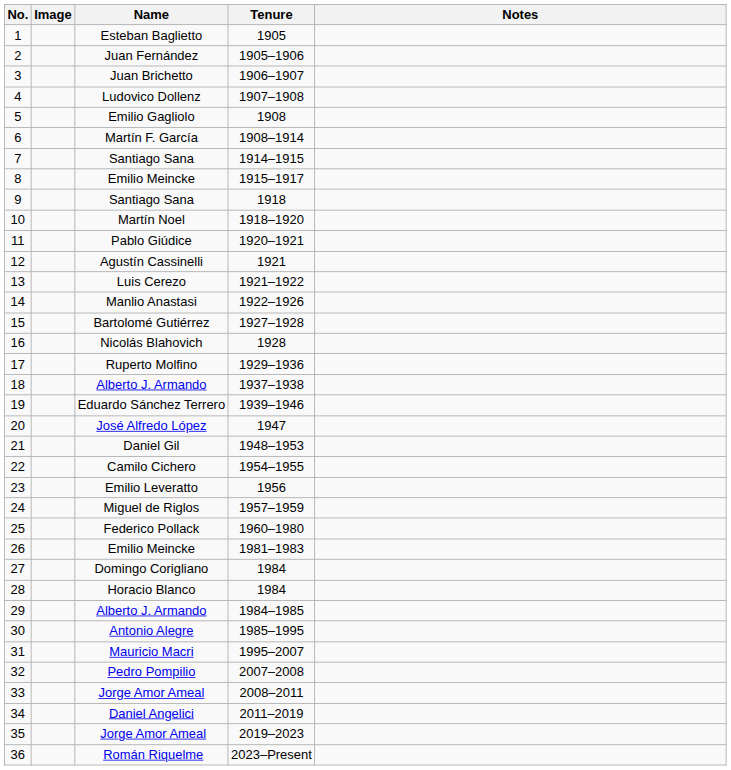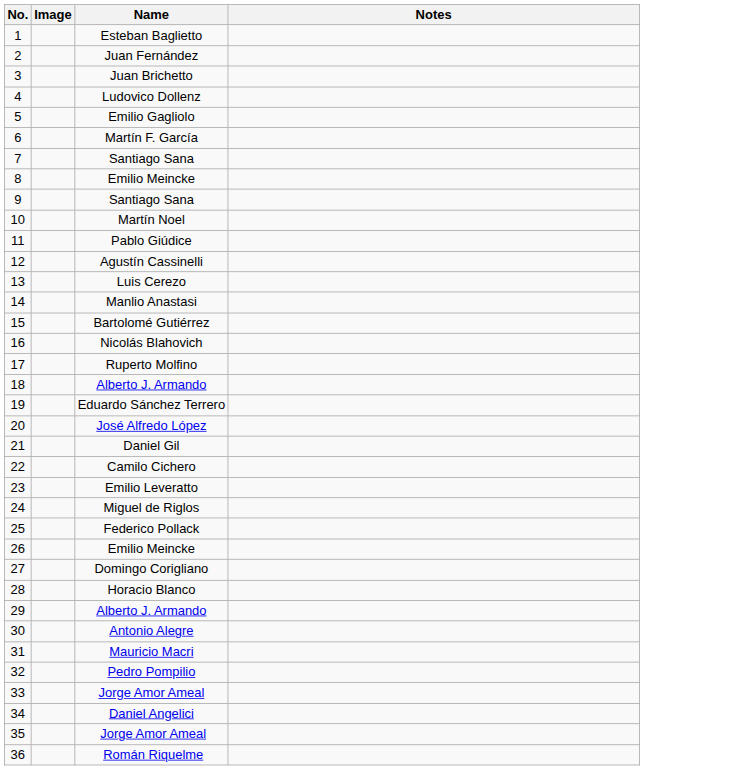- column: (271, 14)
